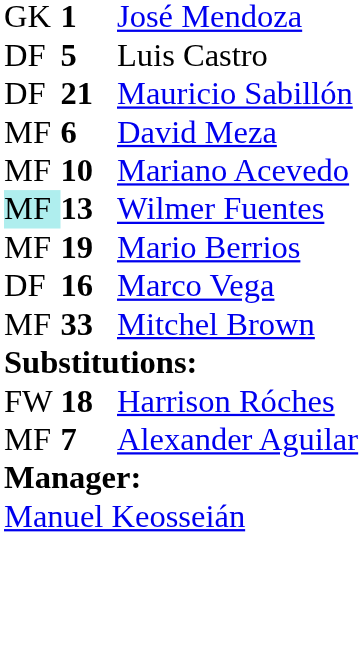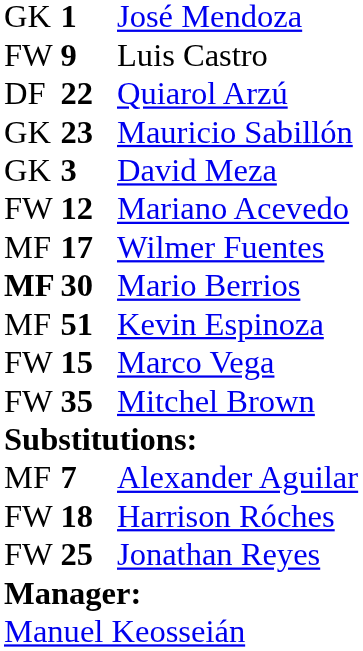(25, 54) DF -> (28, 54) FW
(69, 54) 5 -> (69, 54) 9
+ row: (202, 93)
(25, 93) DF -> (28, 131) GK
(77, 93) 21 -> (77, 131) 23
(28, 131) MF -> (28, 170) GK
(69, 131) 6 -> (69, 170) 3
(28, 170) MF -> (28, 208) FW
(77, 170) 10 -> (77, 208) 12
(28, 208) paleturquoise background -> (28, 247) no background
(77, 208) 13 -> (77, 247) 17
(28, 247) normal -> (29, 285) bold
(77, 247) 19 -> (77, 285) 30
+ row: (220, 323)
(25, 285) DF -> (28, 362) FW
(77, 285) 16 -> (77, 362) 15
(28, 323) MF -> (28, 400) FW
(77, 323) 33 -> (77, 400) 35
rows swapped: (238, 439) <-> (226, 400)
+ row: (219, 554)
